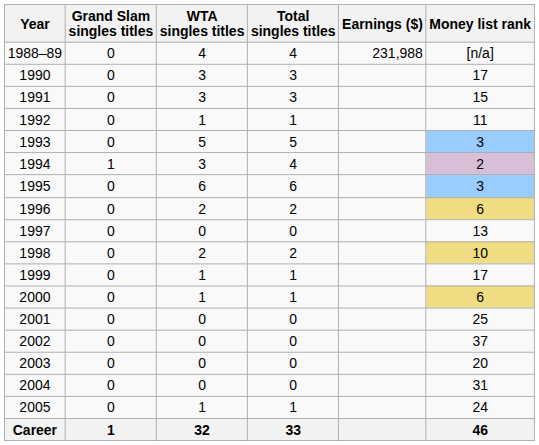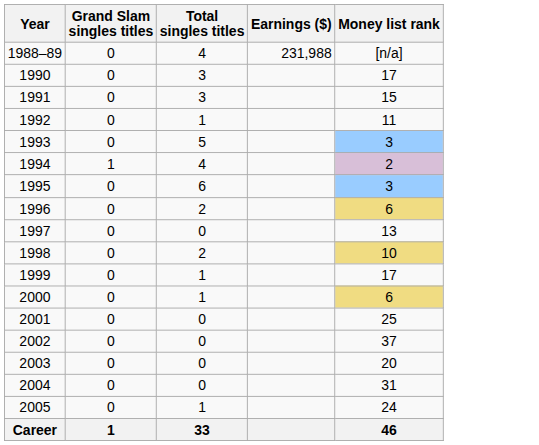- column: (202, 24)
